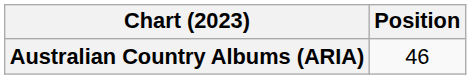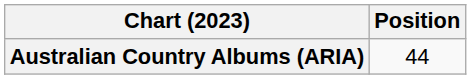(417, 56) 46 -> (417, 56) 44
